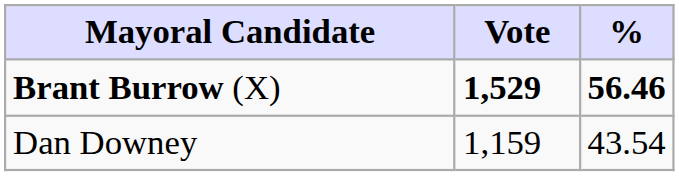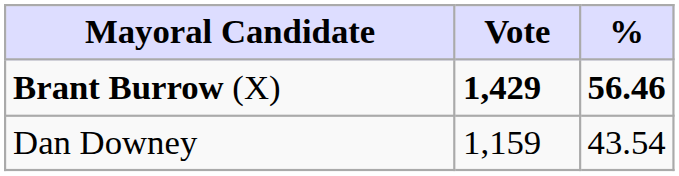(502, 87) 1,529 -> (502, 87) 1,429
